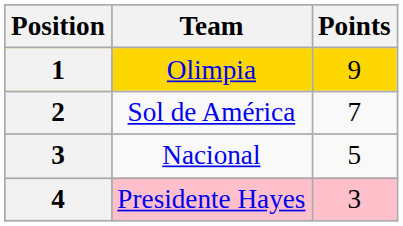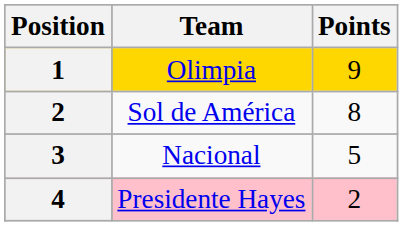(354, 112) 7 -> (354, 112) 8
(354, 198) 3 -> (354, 198) 2
